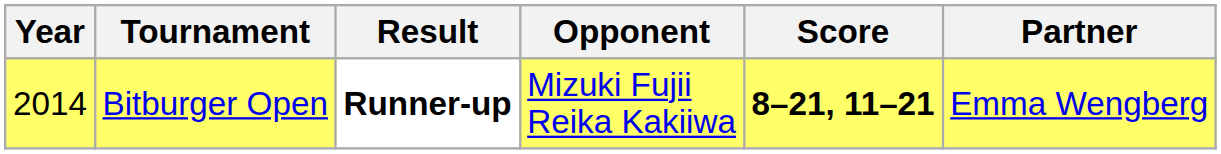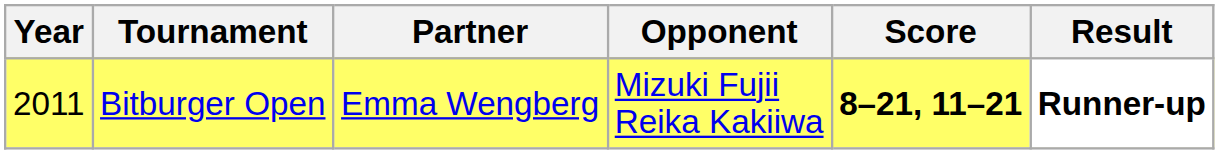columns swapped: (1079, 32) <-> (428, 32)
(50, 103) 2014 -> (49, 103) 2011
